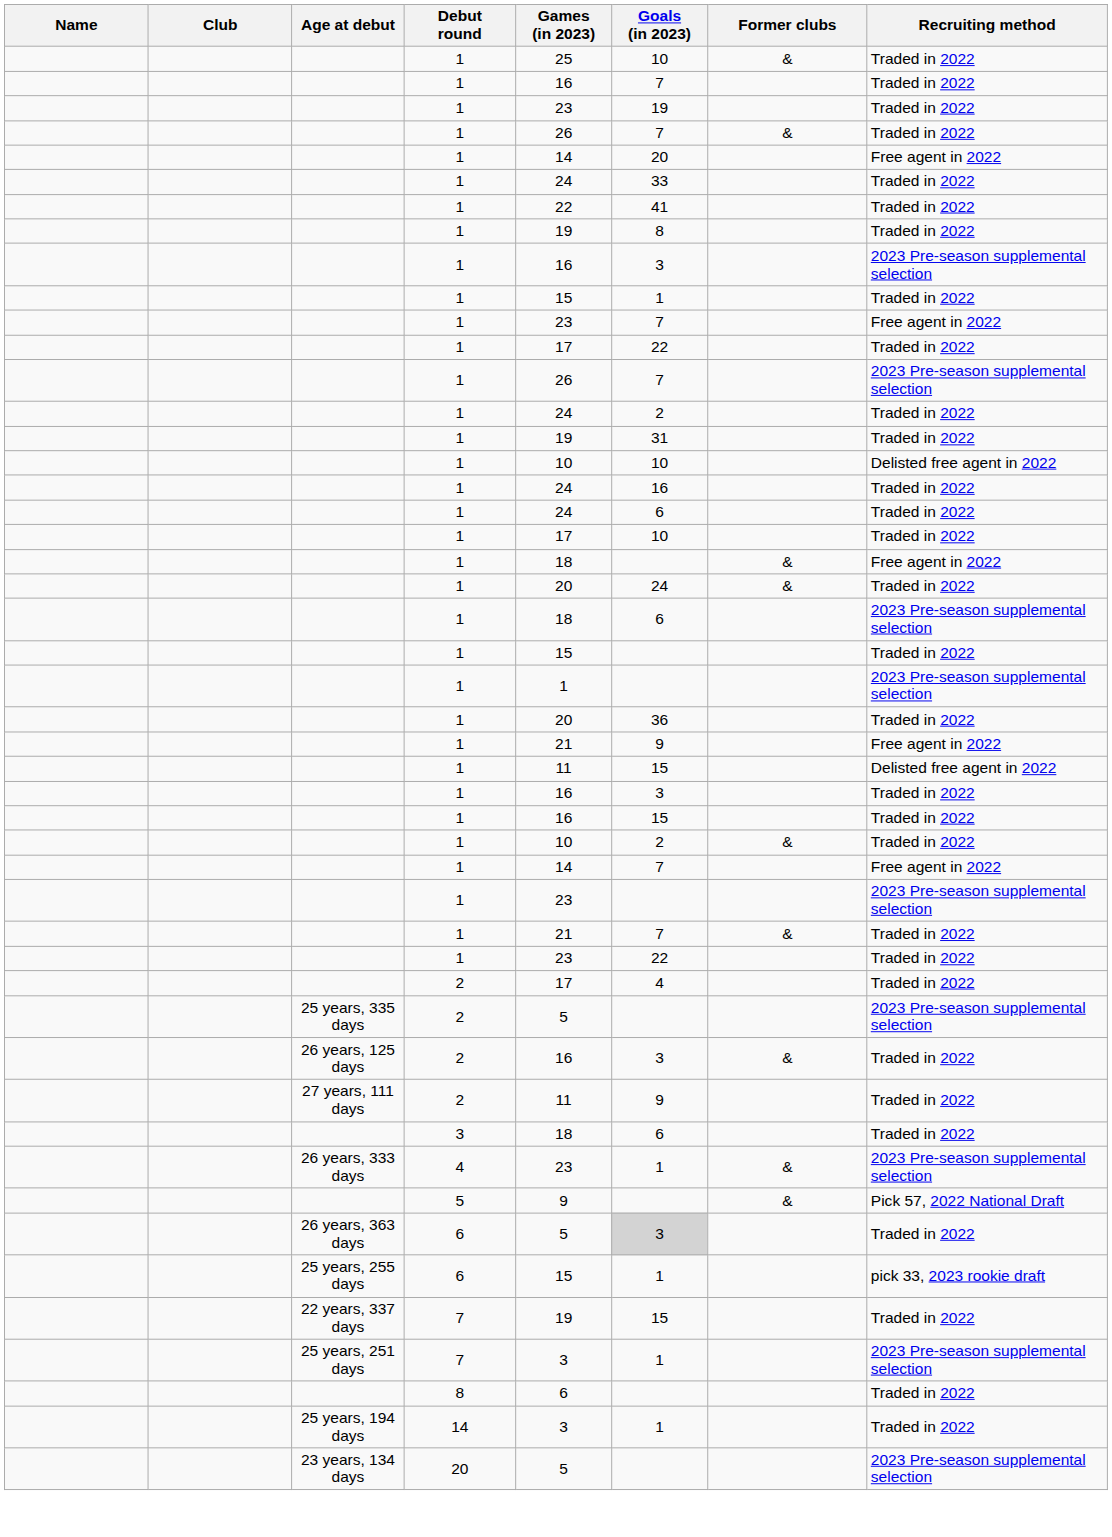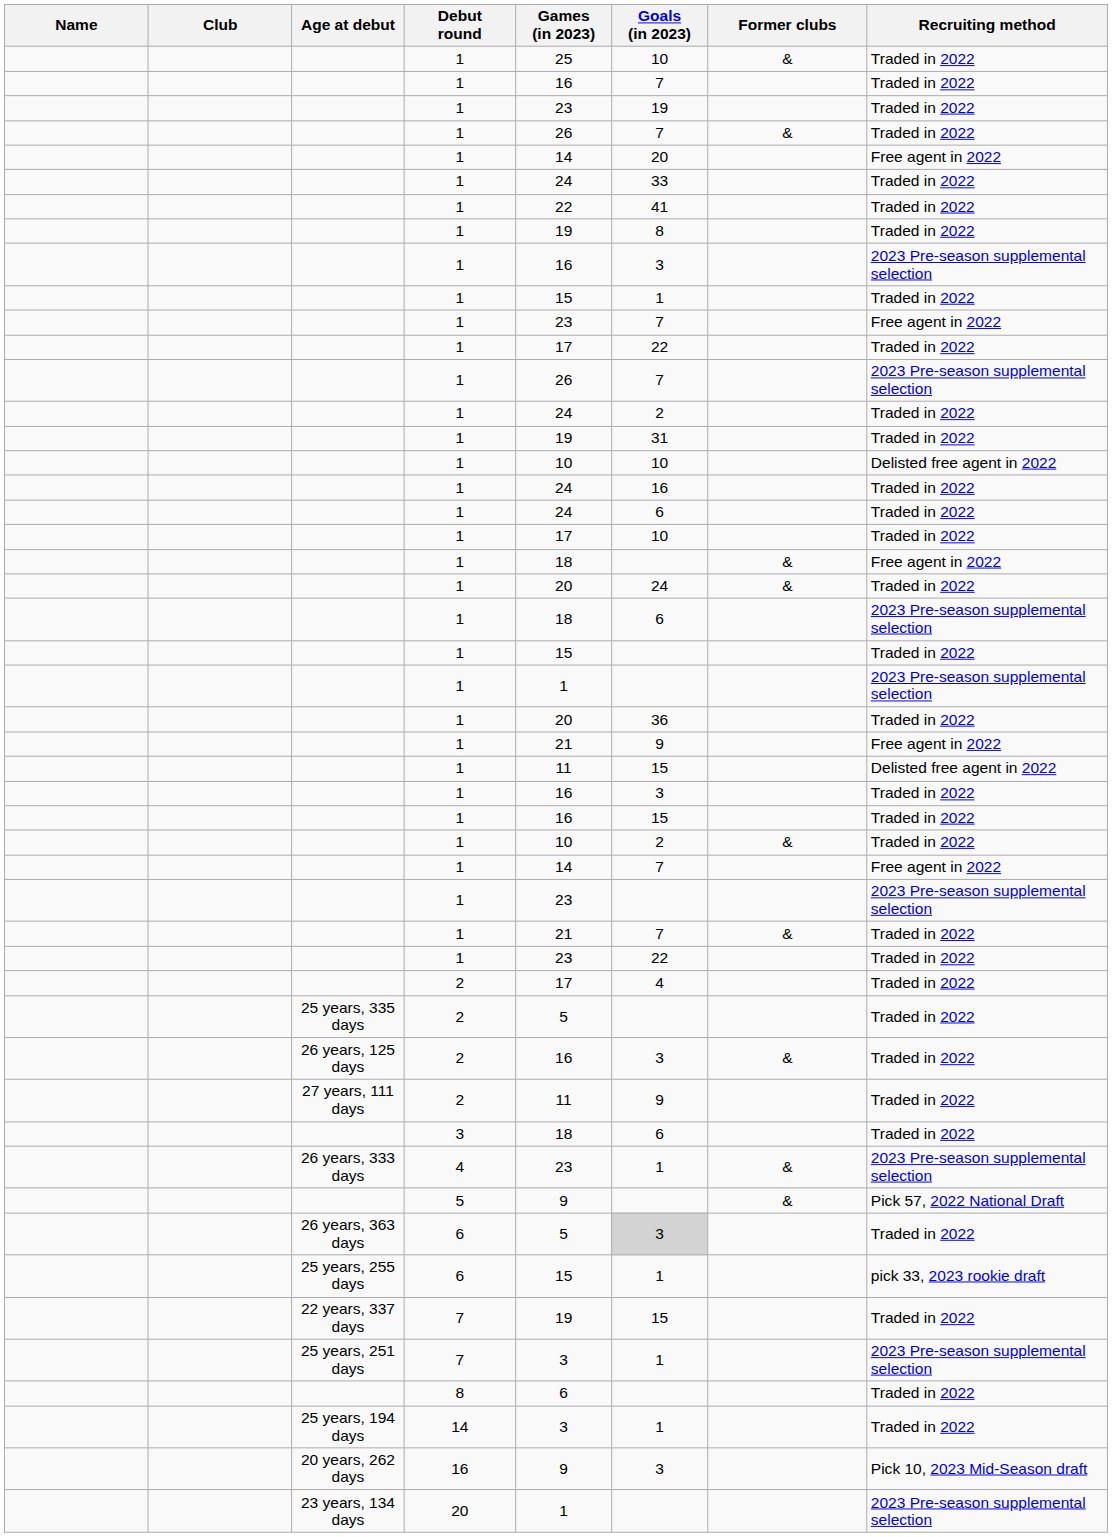(978, 1016) 2023 Pre-season supplemental selection -> (923, 1016) Traded in 2022
+ row: (348, 1468)
(564, 1468) 5 -> (564, 1510) 1
